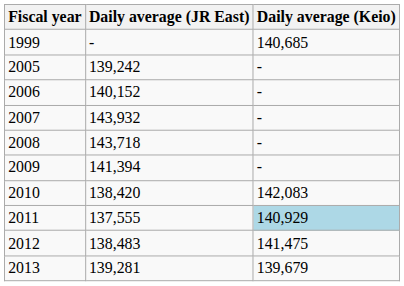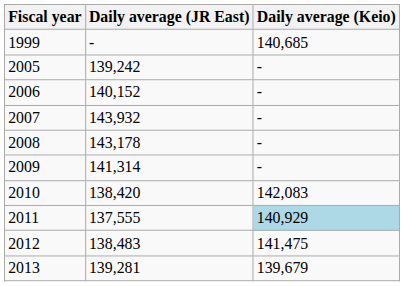(115, 142) 143,718 -> (115, 142) 143,178
(115, 167) 141,394 -> (115, 167) 141,314
